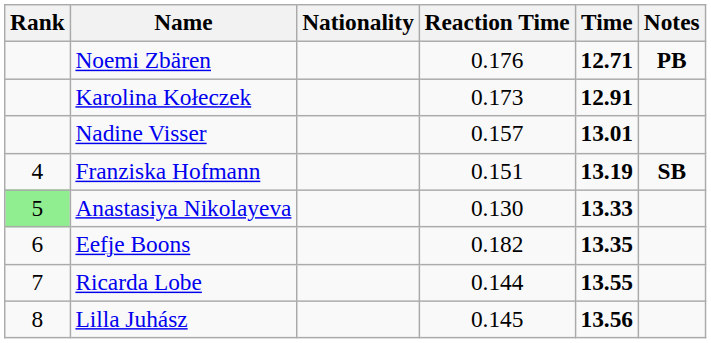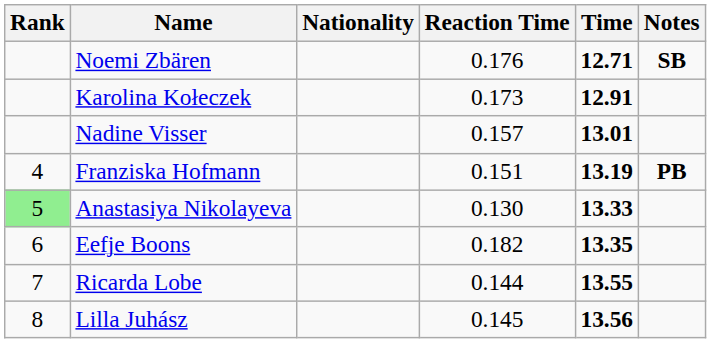(672, 60) PB -> (672, 60) SB
(672, 171) SB -> (672, 171) PB
